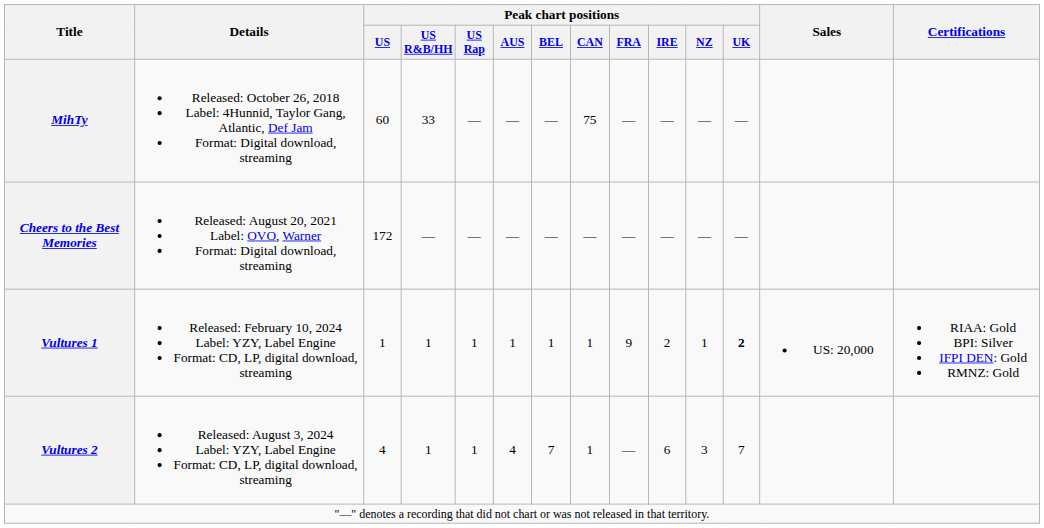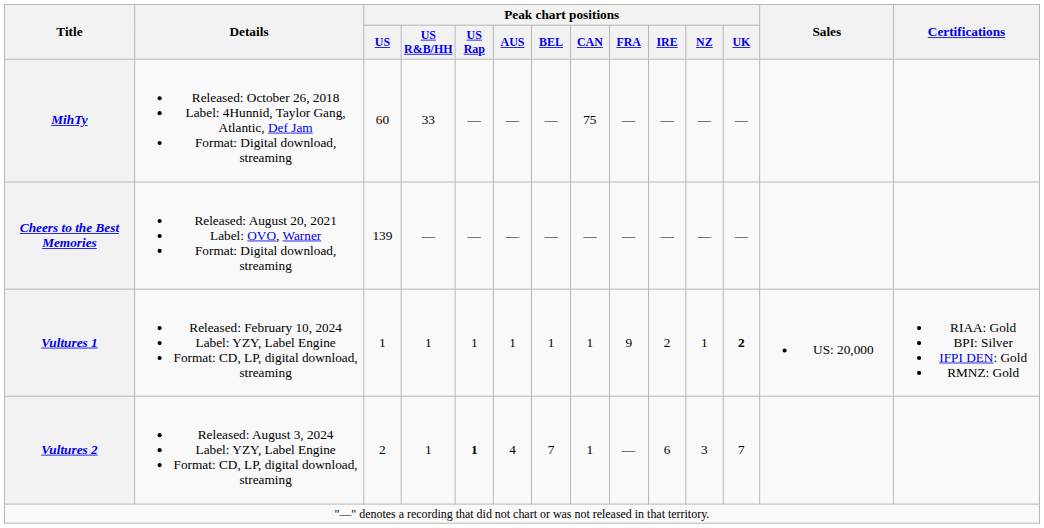(382, 235) 172 -> (382, 235) 139
(382, 450) 4 -> (382, 450) 2
(474, 450) normal -> (474, 450) bold
